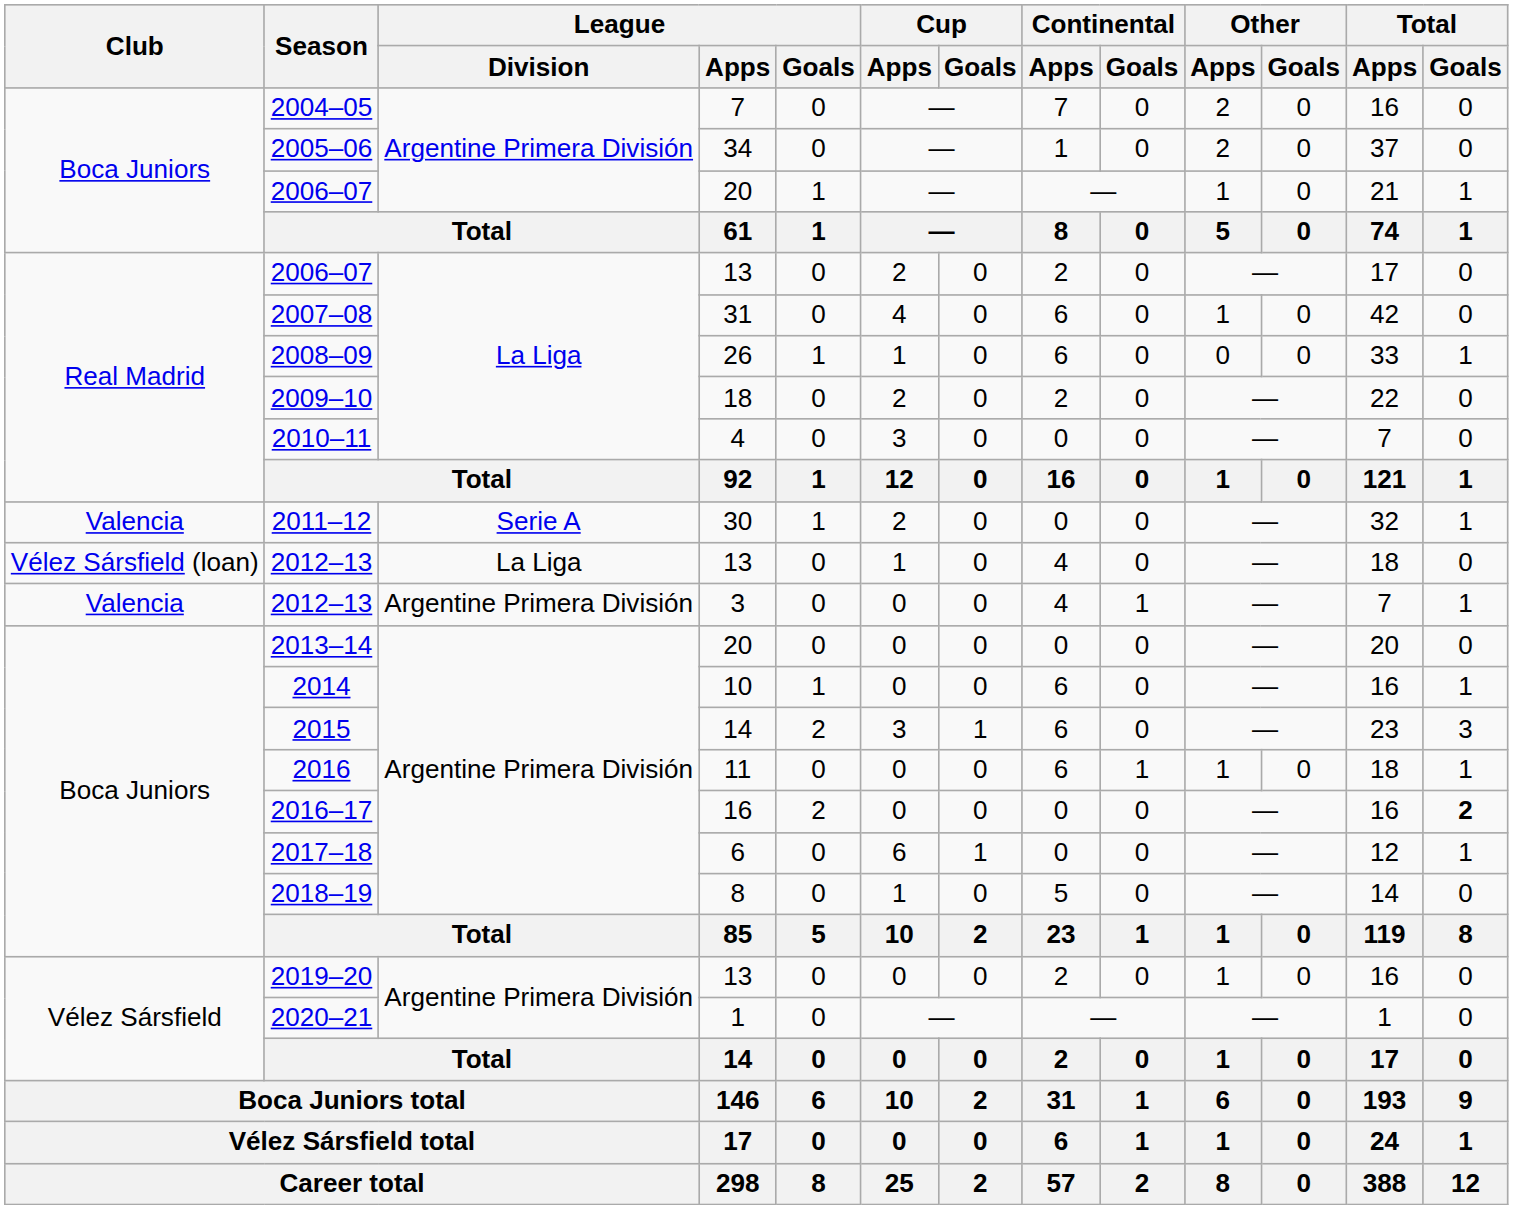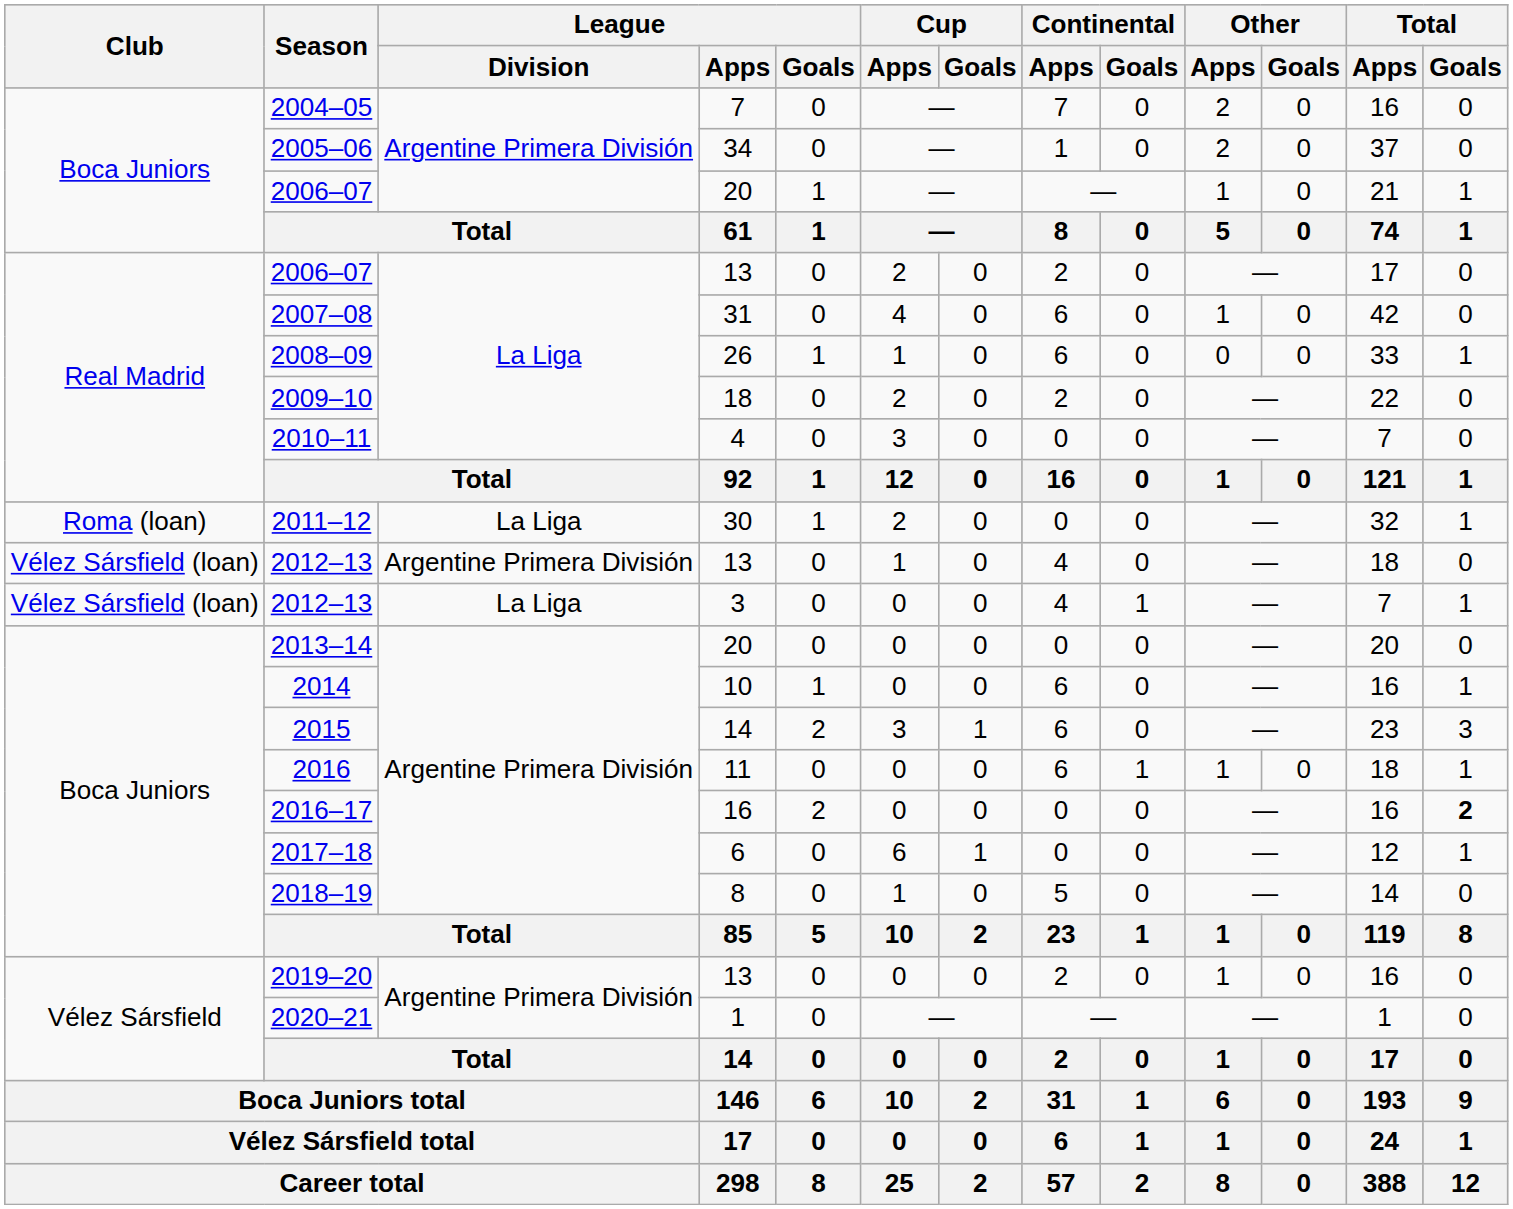(135, 521) Valencia -> (135, 521) Roma (loan)
(539, 521) Serie A -> (539, 521) La Liga
(539, 562) La Liga -> (539, 562) Argentine Primera División
(135, 604) Valencia -> (135, 604) Vélez Sársfield (loan)
(539, 604) Argentine Primera División -> (539, 604) La Liga
